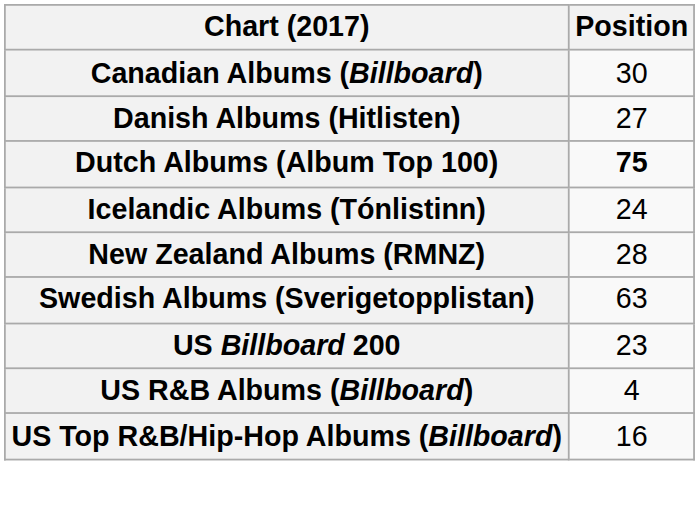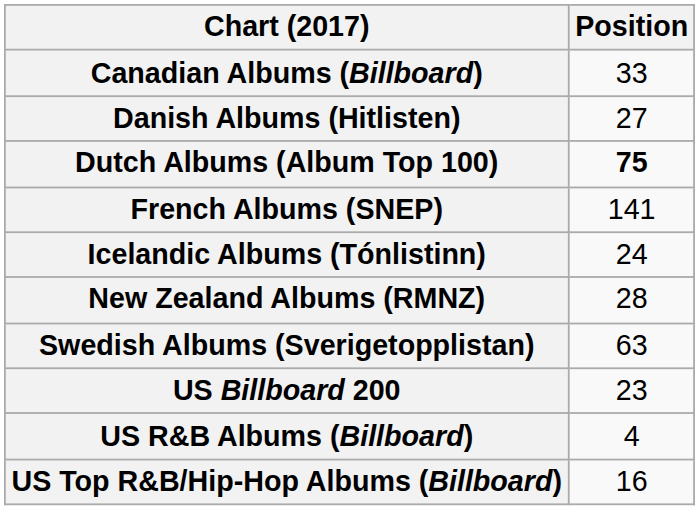(632, 72) 30 -> (632, 72) 33
+ row: (287, 208)
